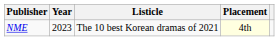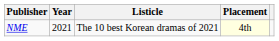(62, 28) 2023 -> (62, 28) 2021
